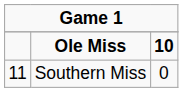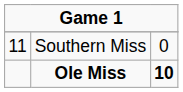rows swapped: (90, 45) <-> (90, 73)
